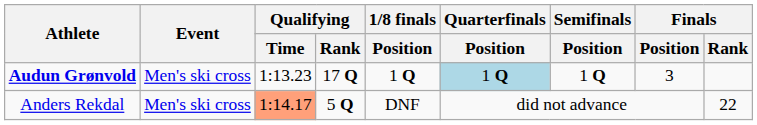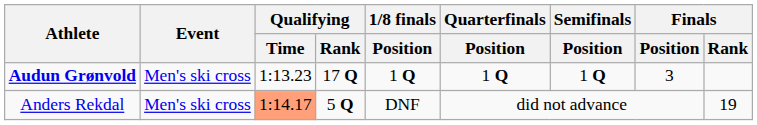(495, 76) lightblue background -> (495, 76) no background
(728, 105) 22 -> (728, 105) 19
